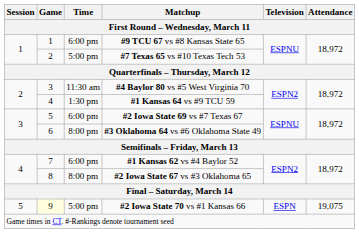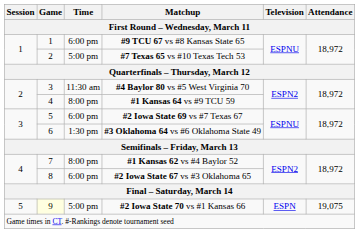(83, 102) 1:30 pm -> (83, 102) 8:00 pm
(83, 132) 8:00 pm -> (83, 132) 1:30 pm
(83, 161) 6:00 pm -> (83, 161) 8:00 pm
(83, 176) 8:00 pm -> (83, 176) 6:00 pm
